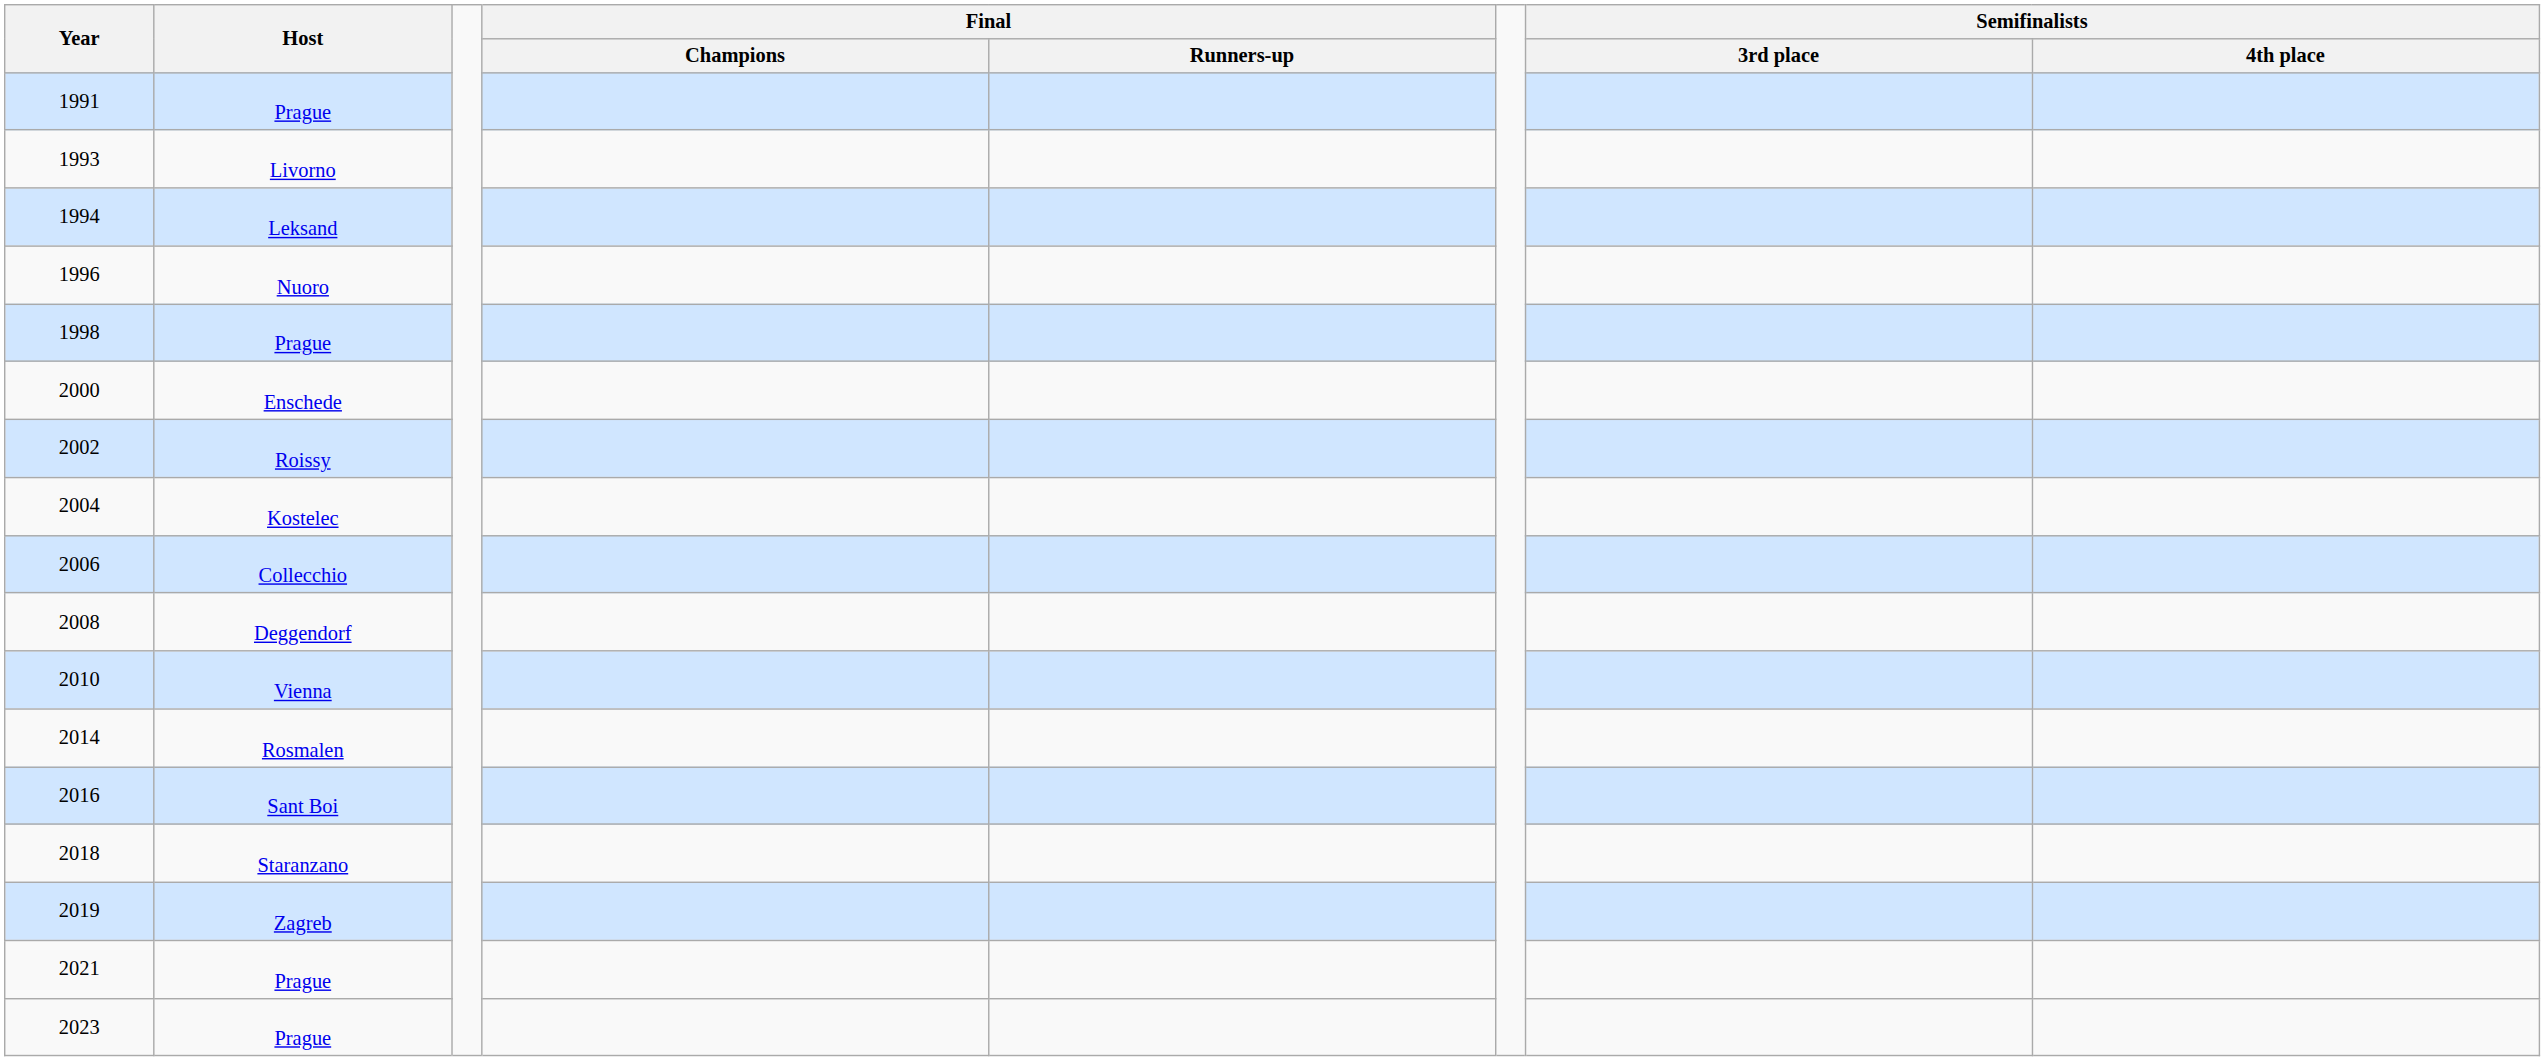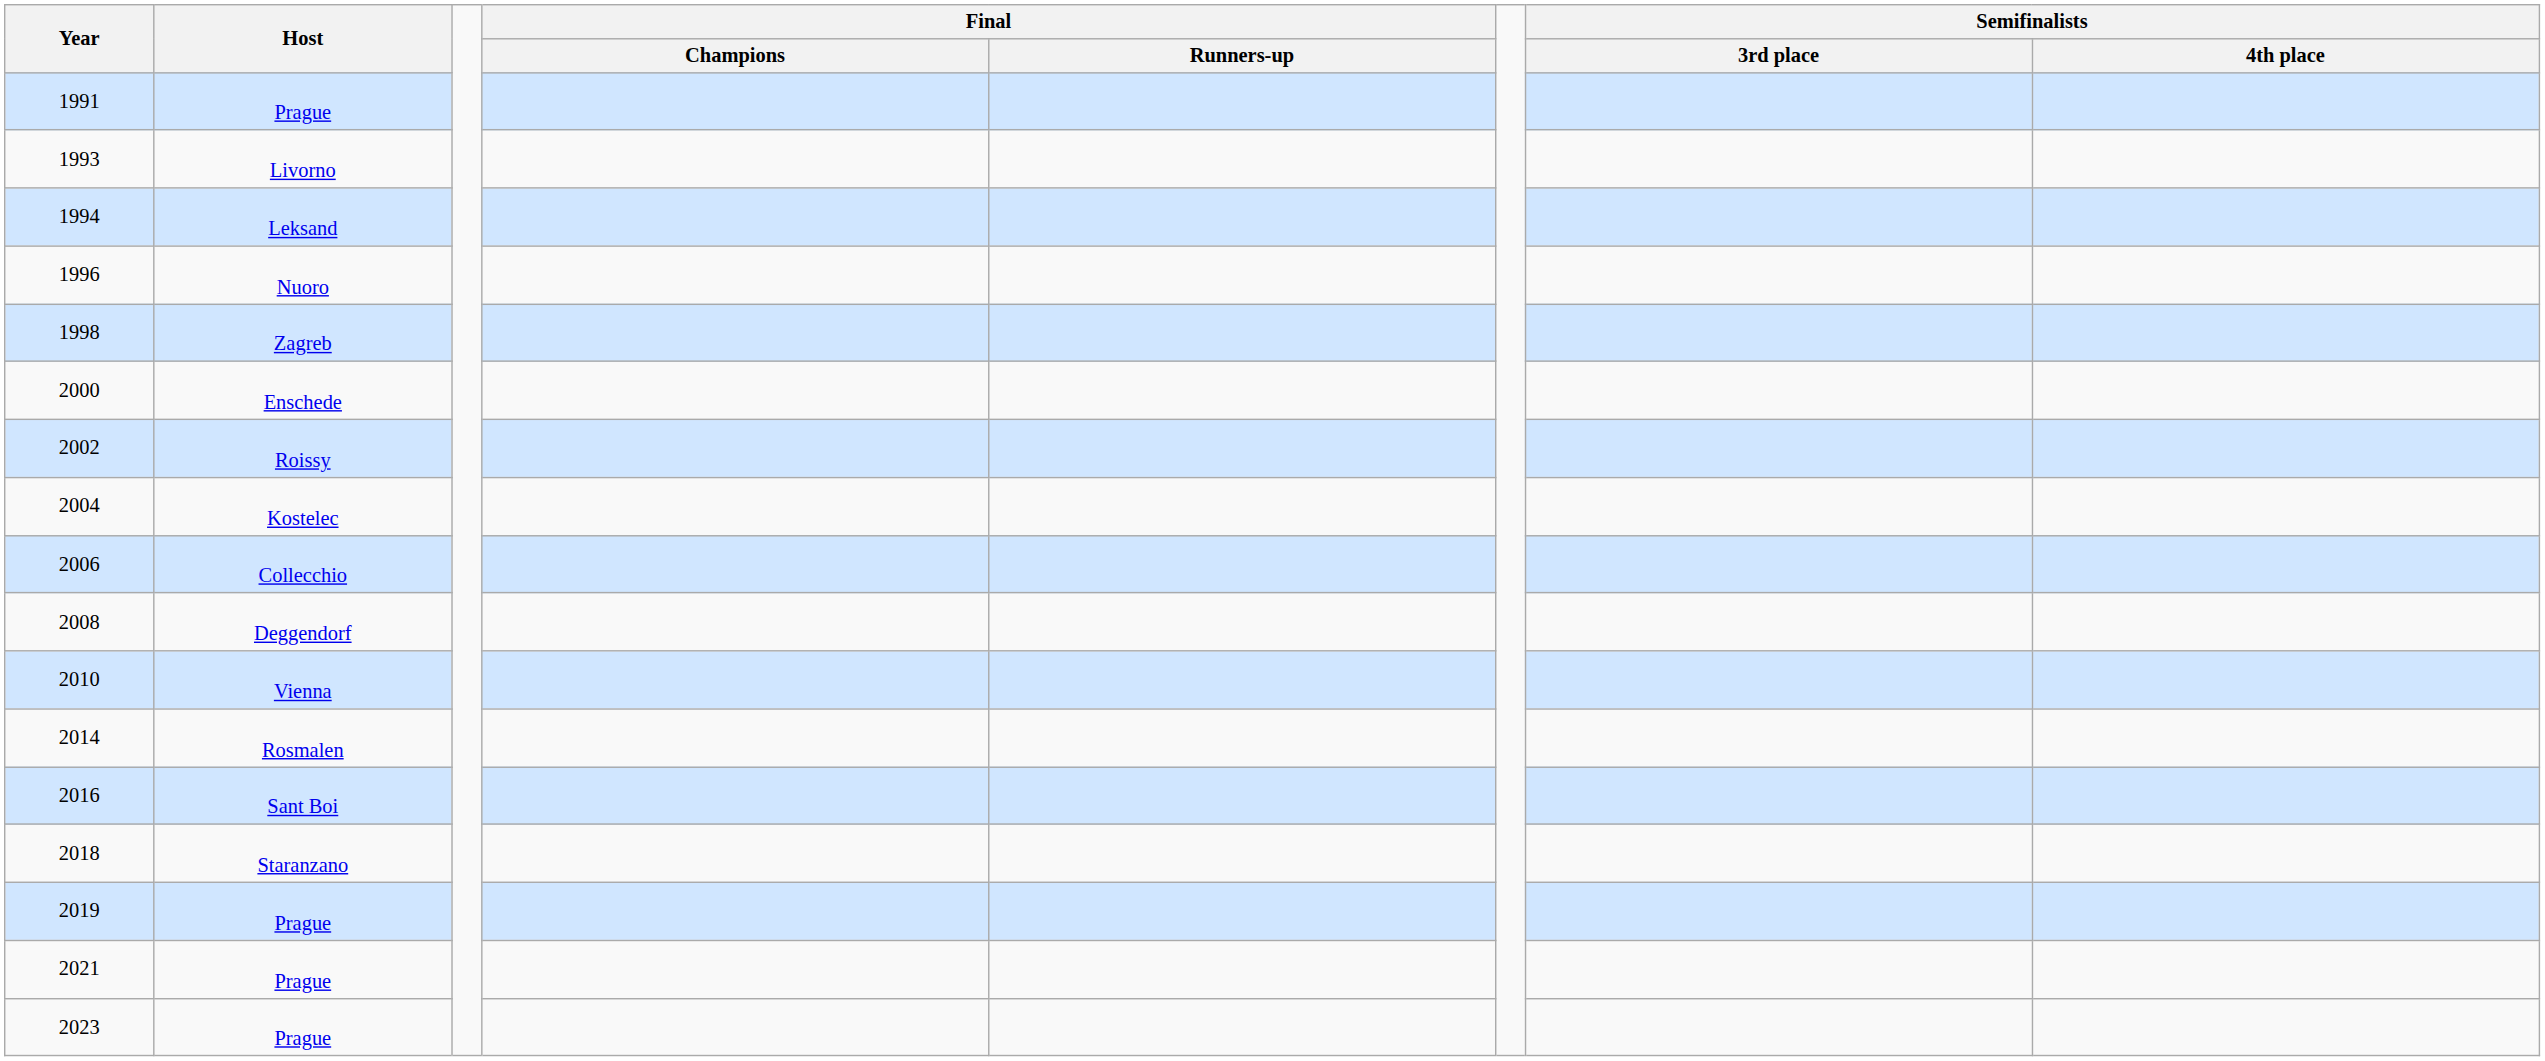(303, 344) Prague -> (303, 344) Zagreb
(303, 923) Zagreb -> (303, 923) Prague
